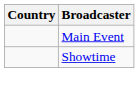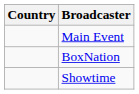+ row: (91, 57)
